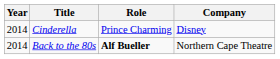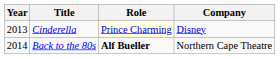(17, 29) 2014 -> (17, 29) 2013
(136, 29) no background -> (136, 29) lightyellow background
